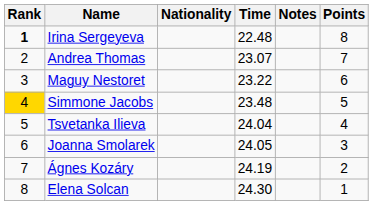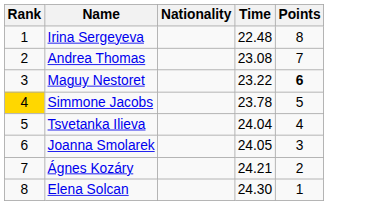- column: (298, 15)
(24, 37) bold -> (24, 37) normal
(255, 59) 23.07 -> (255, 59) 23.08
(344, 80) normal -> (300, 80) bold
(255, 102) 23.48 -> (255, 102) 23.78
(255, 168) 24.19 -> (255, 168) 24.21
